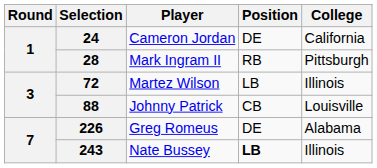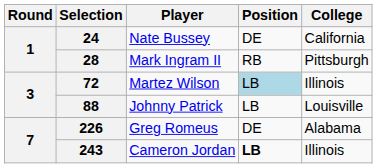(182, 38) Cameron Jordan -> (170, 38) Nate Bussey
(251, 83) no background -> (251, 83) lightblue background
(252, 106) CB -> (251, 106) LB
(170, 151) Nate Bussey -> (182, 151) Cameron Jordan
